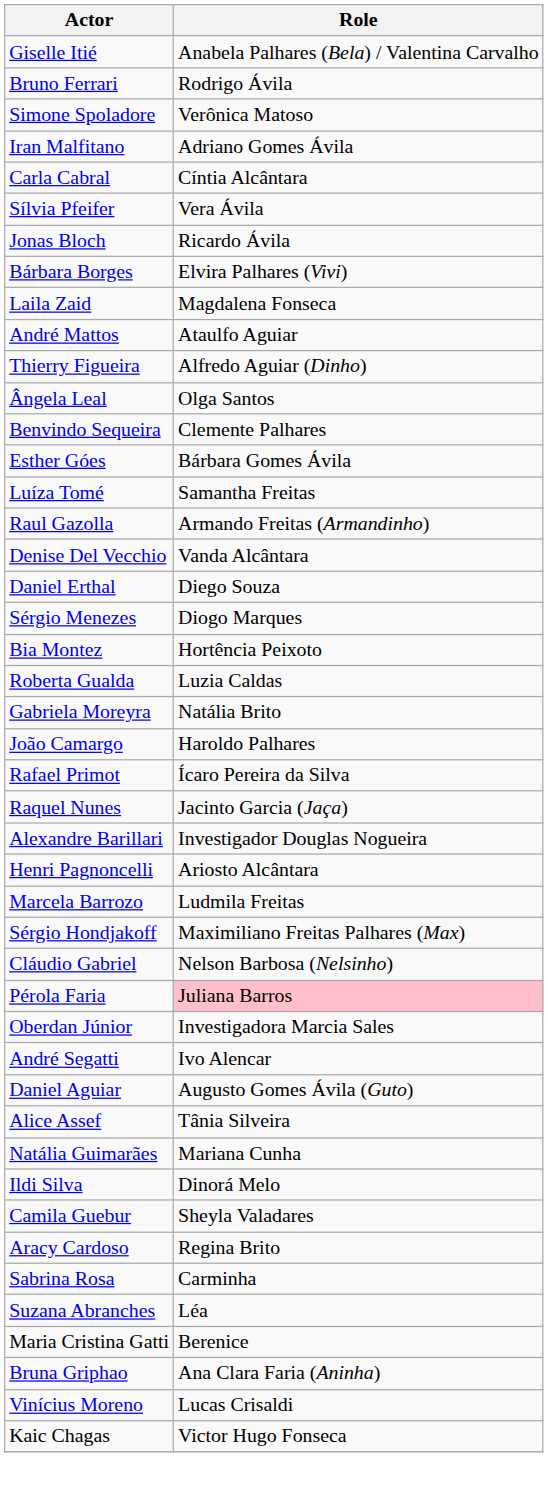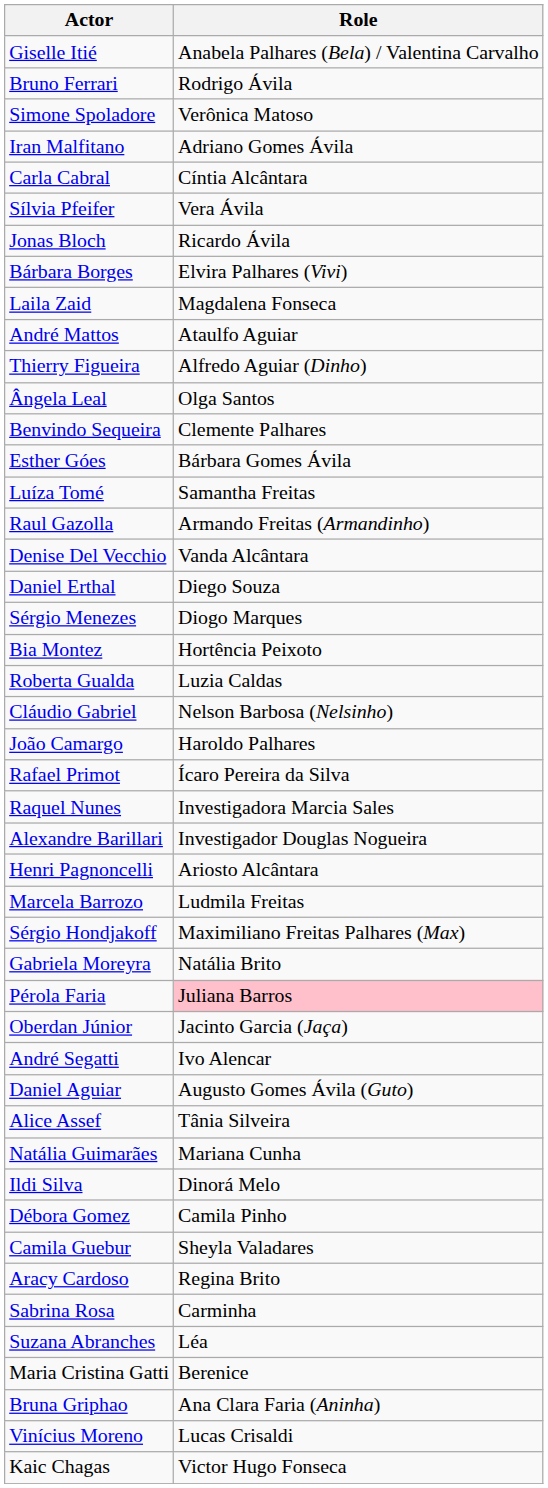rows swapped: (73, 964) <-> (80, 712)
(263, 806) Jacinto Garcia (Jaça) -> (286, 806) Investigadora Marcia Sales
(286, 1027) Investigadora Marcia Sales -> (263, 1027) Jacinto Garcia (Jaça)
+ row: (70, 1215)
